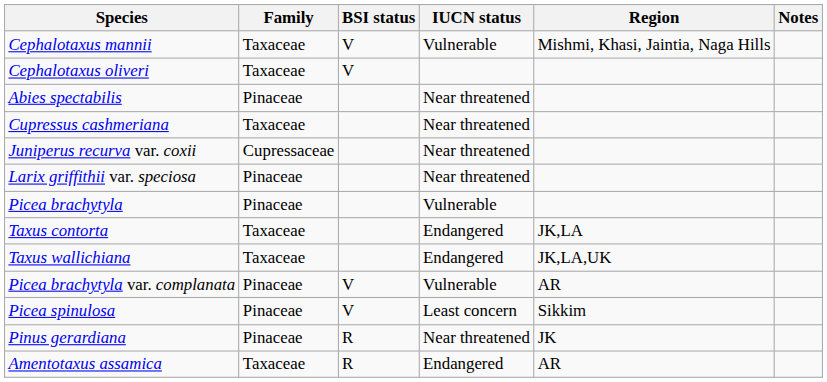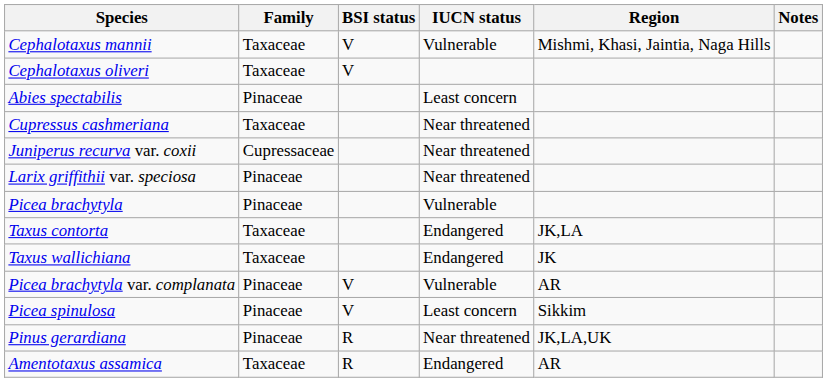(476, 97) Near threatened -> (470, 97) Least concern
(574, 257) JK,LA,UK -> (547, 257) JK
(547, 337) JK -> (574, 337) JK,LA,UK
